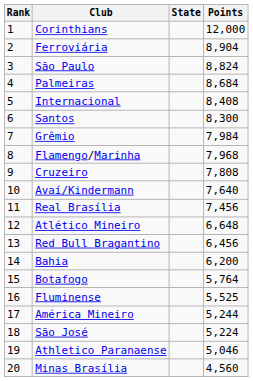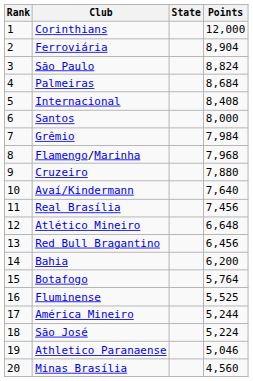(222, 119) 8,300 -> (222, 119) 8,000
(222, 172) 7,808 -> (222, 172) 7,880
